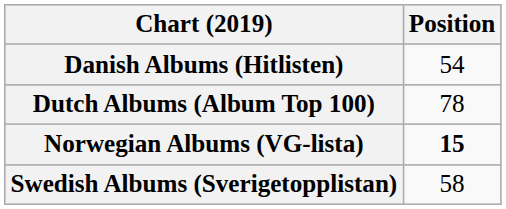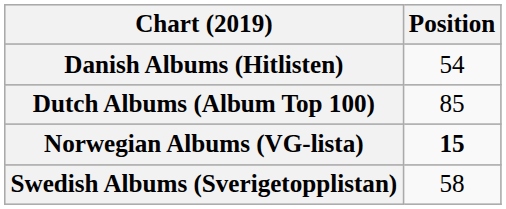(452, 104) 78 -> (452, 104) 85
